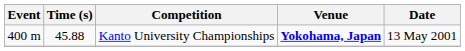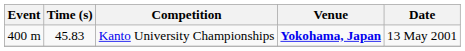(70, 35) 45.88 -> (70, 35) 45.83
